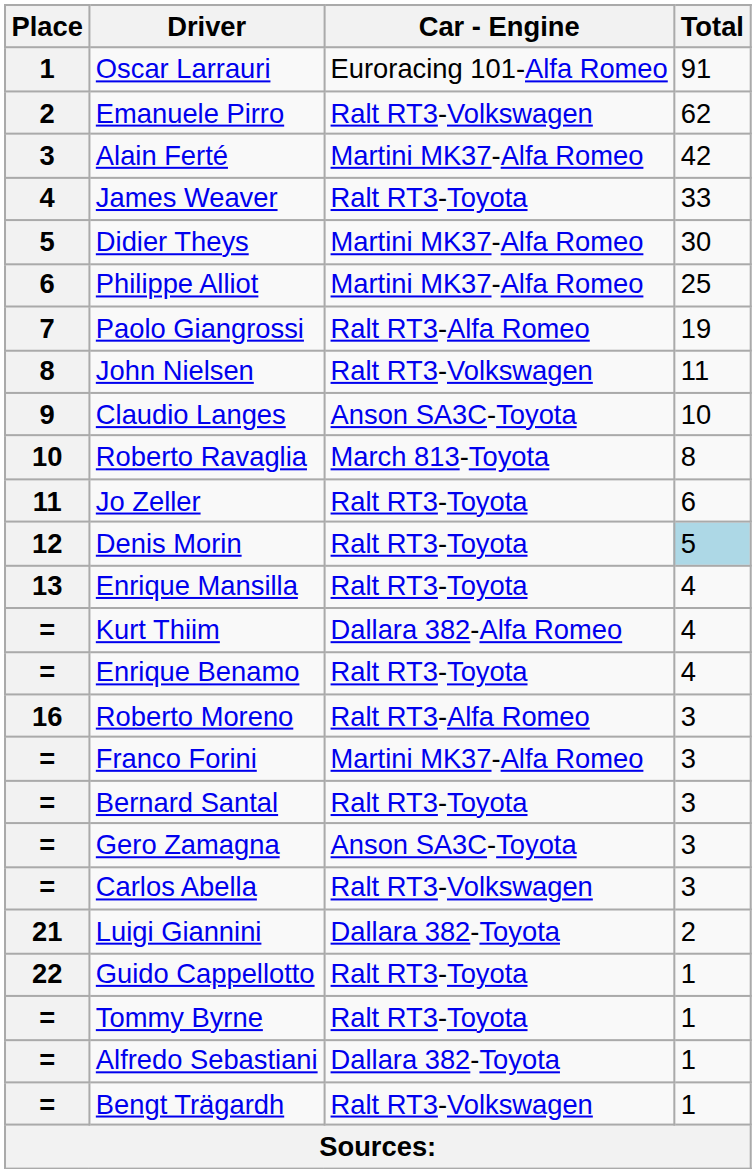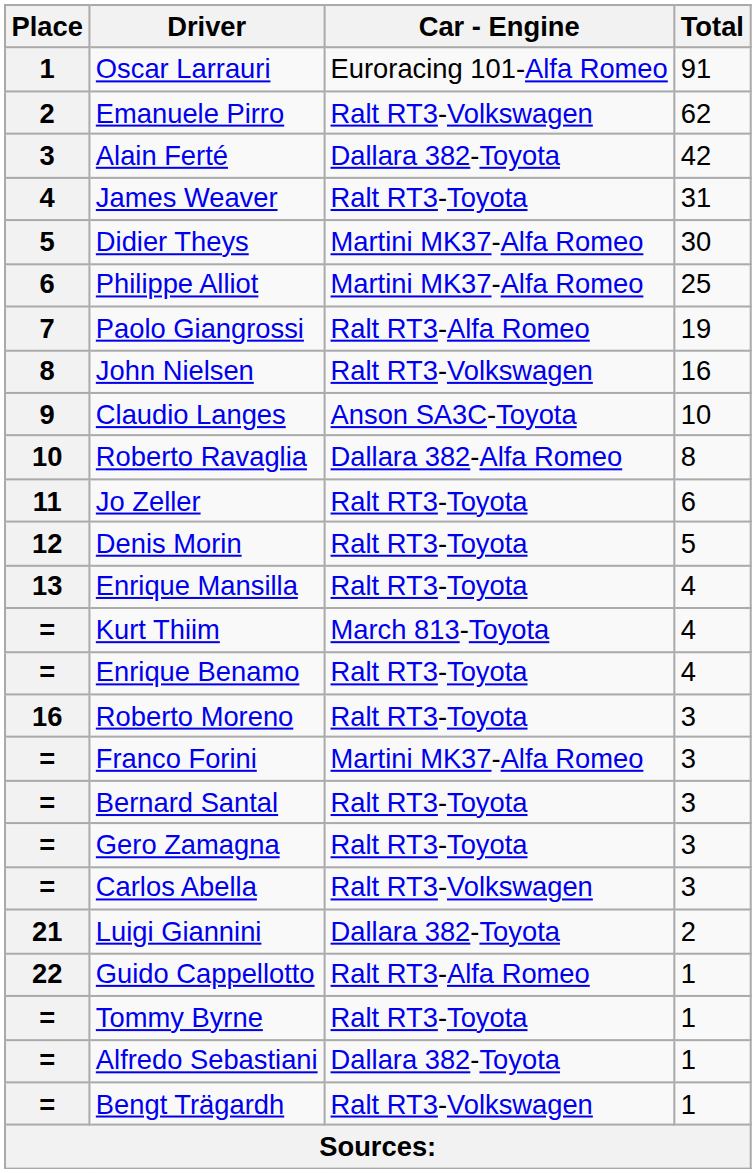(487, 155) Martini MK37-Alfa Romeo -> (445, 155) Dallara 382-Toyota
(696, 199) 33 -> (696, 199) 31
(695, 371) 11 -> (696, 371) 16
(440, 457) March 813-Toyota -> (476, 457) Dallara 382-Alfa Romeo
(688, 543) lightblue background -> (688, 543) no background
(476, 629) Dallara 382-Alfa Romeo -> (440, 629) March 813-Toyota
(460, 716) Ralt RT3-Alfa Romeo -> (429, 716) Ralt RT3-Toyota
(454, 845) Anson SA3C-Toyota -> (429, 845) Ralt RT3-Toyota
(429, 974) Ralt RT3-Toyota -> (460, 974) Ralt RT3-Alfa Romeo
